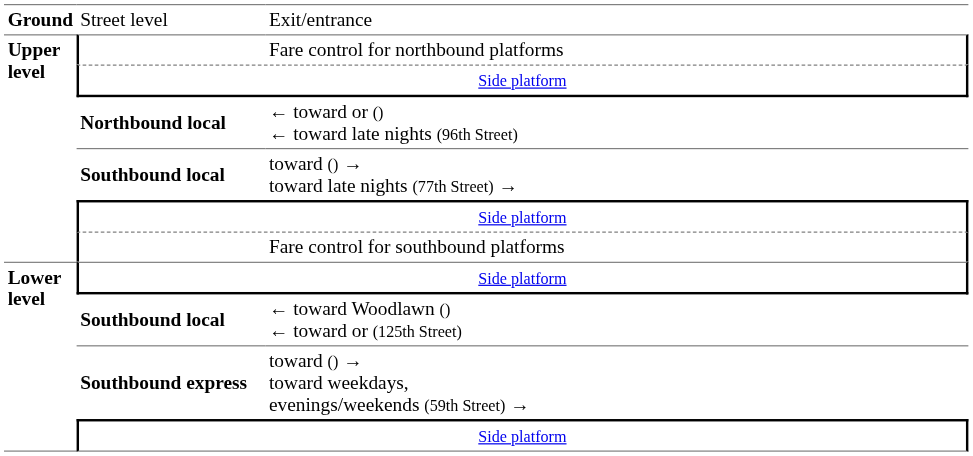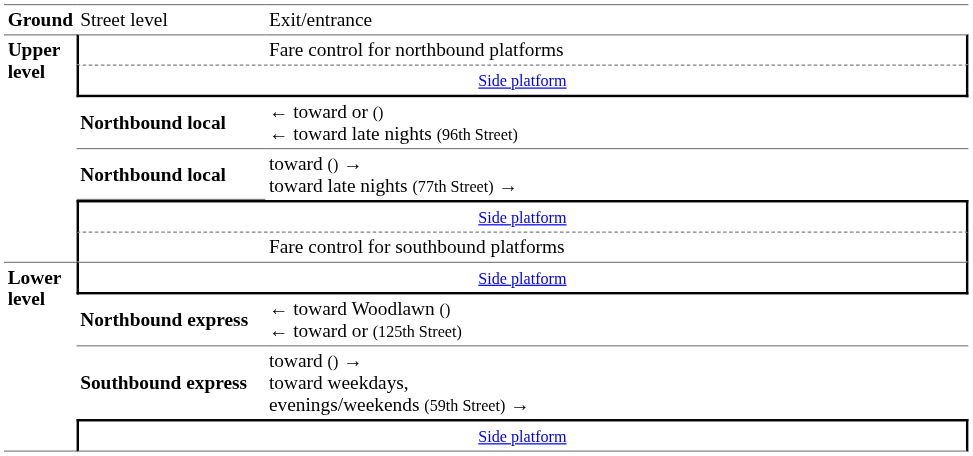(153, 174) Southbound local -> (153, 173) Northbound local
(153, 319) Southbound local -> (164, 319) Northbound express
